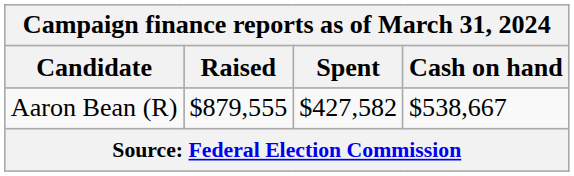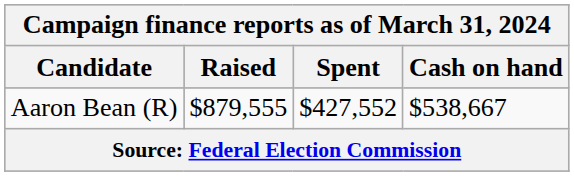(348, 107) $427,582 -> (348, 107) $427,552
